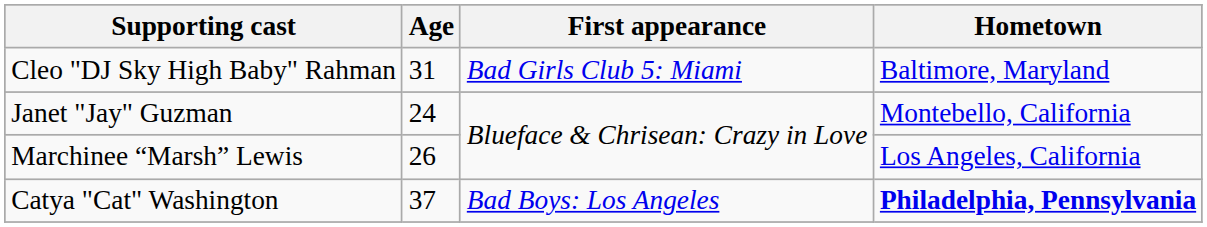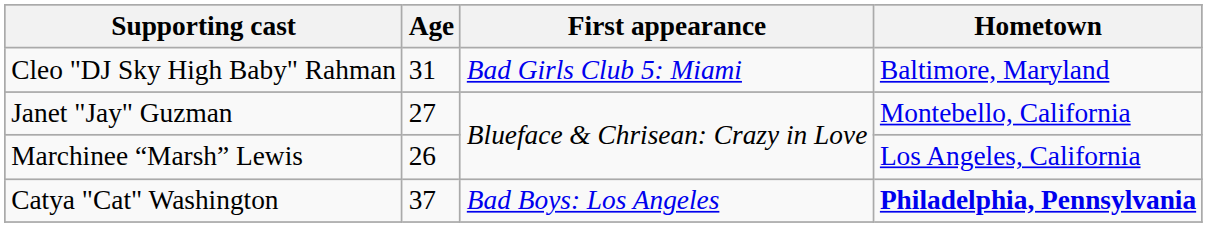(422, 112) 24 -> (422, 112) 27
